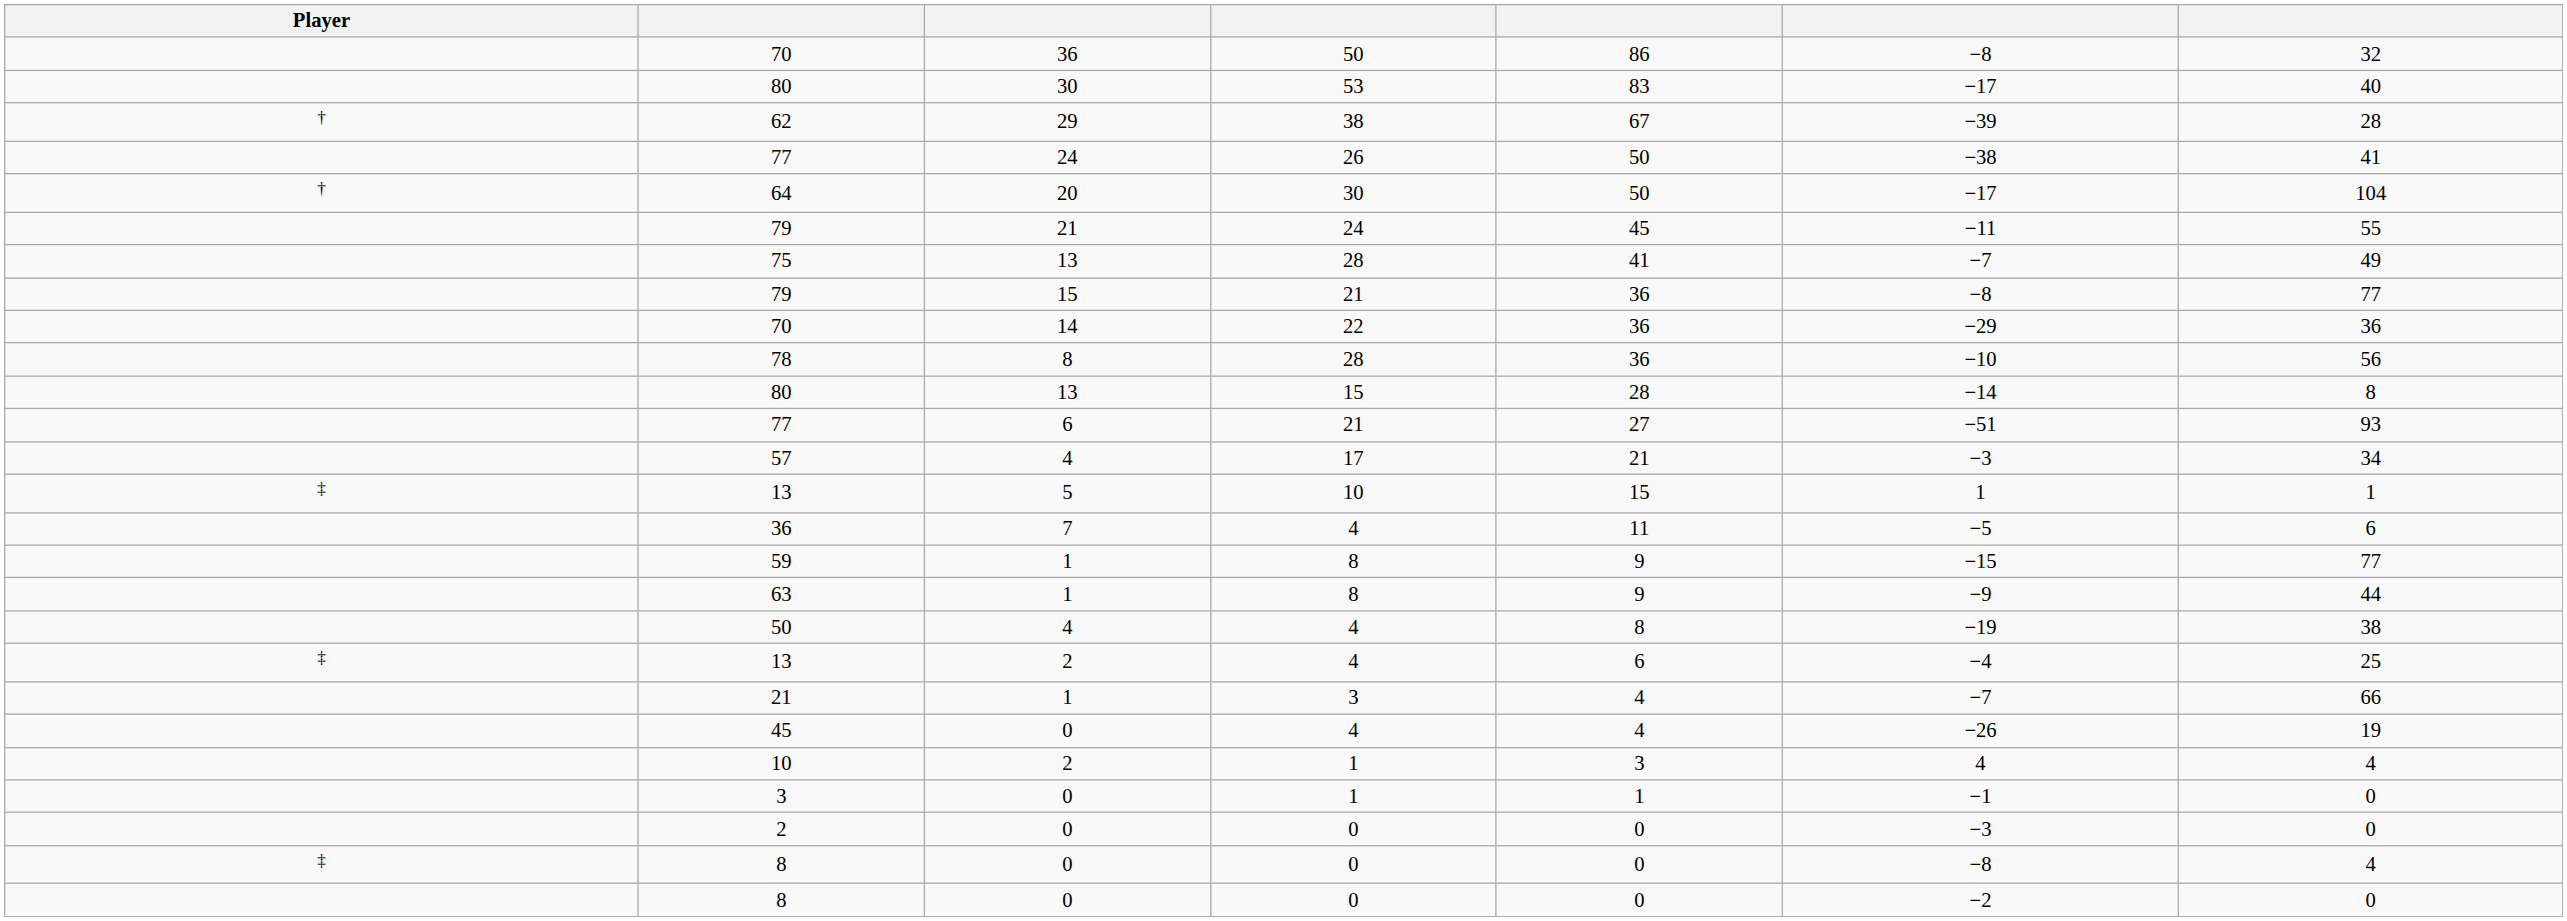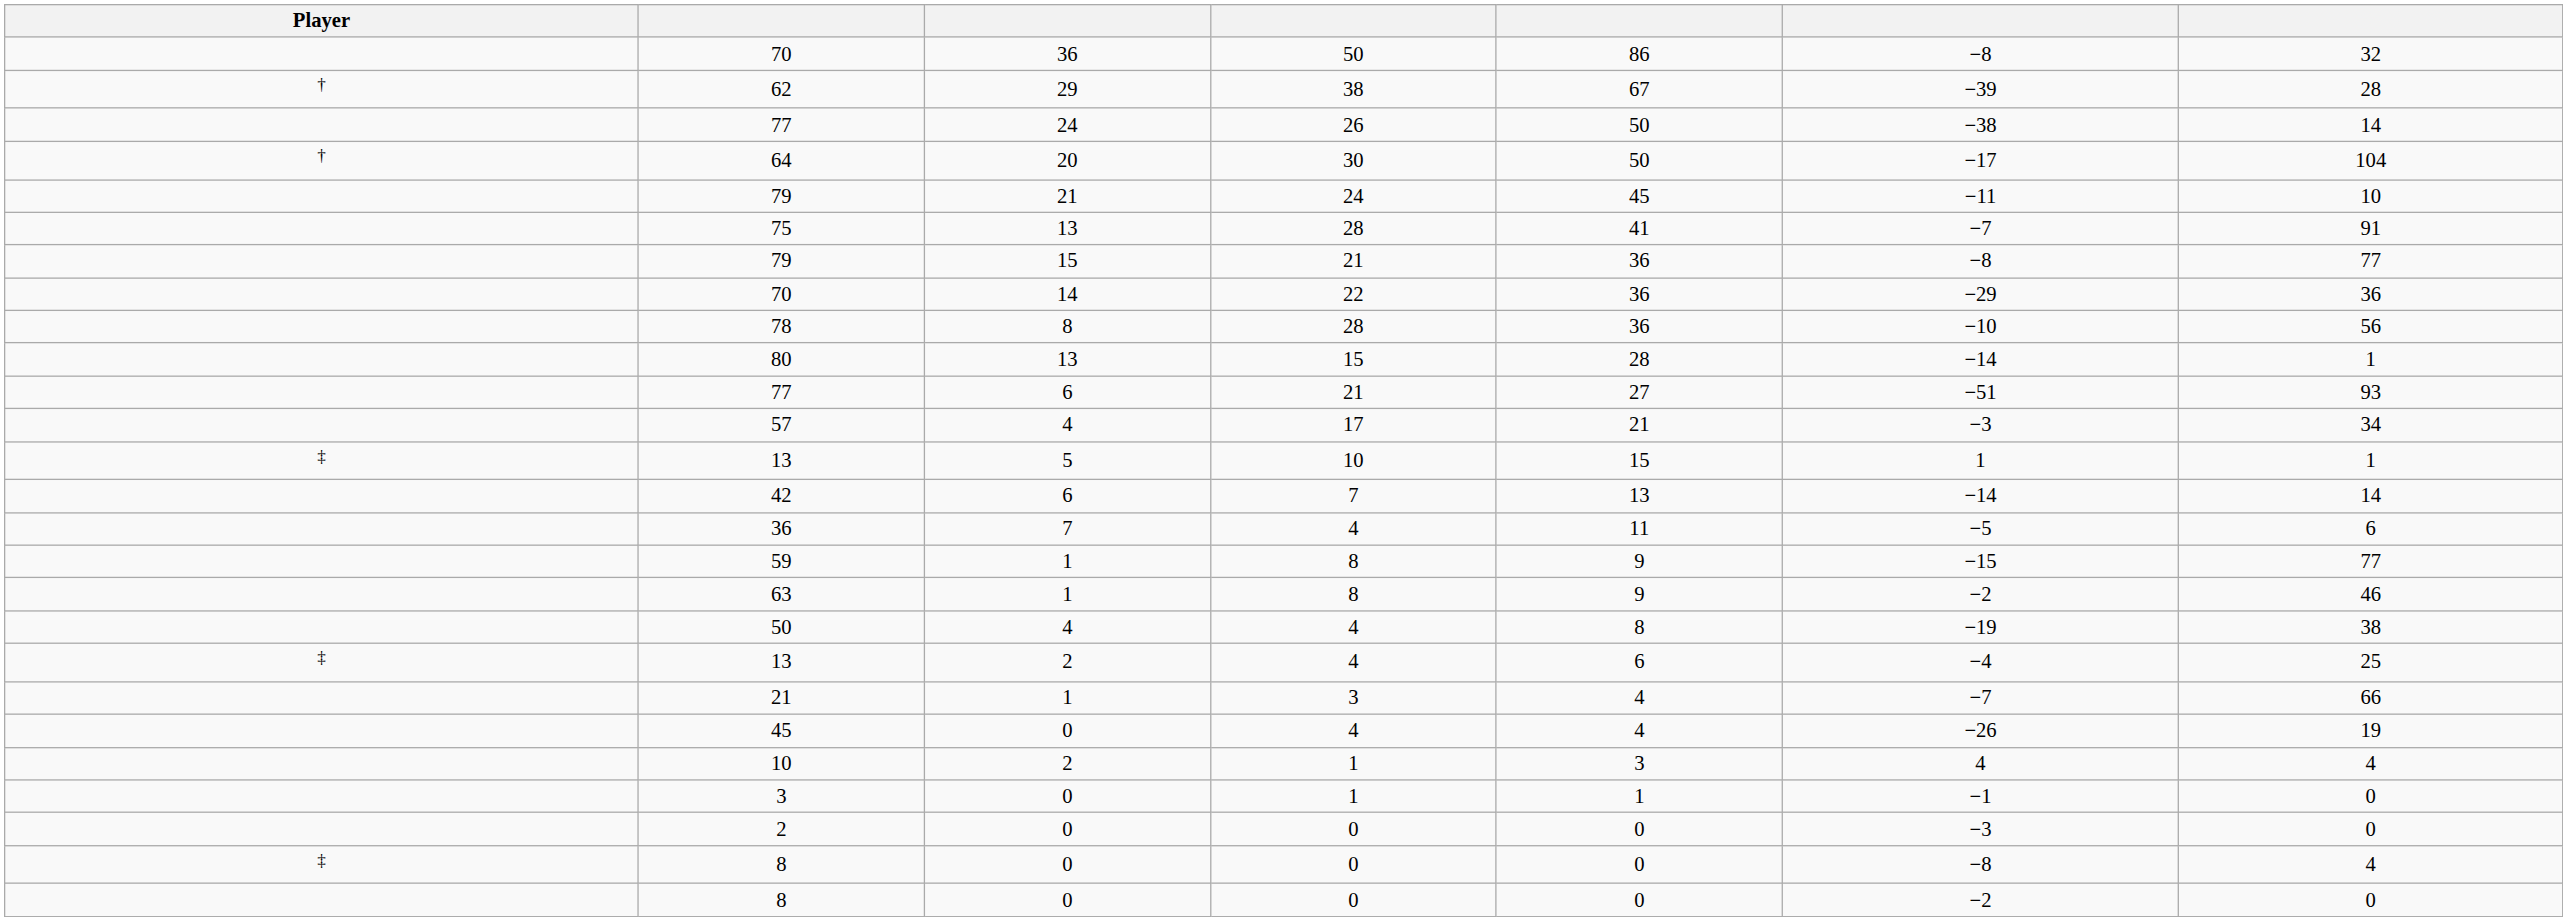- row: (781, 86)
(2371, 157) 41 -> (2371, 124) 14
(2371, 228) 55 -> (2371, 195) 10
(2371, 261) 49 -> (2371, 228) 91
(2371, 392) 8 -> (2371, 359) 1
+ row: (781, 495)
(1981, 594) −9 -> (1981, 594) −2
(2371, 594) 44 -> (2371, 594) 46
